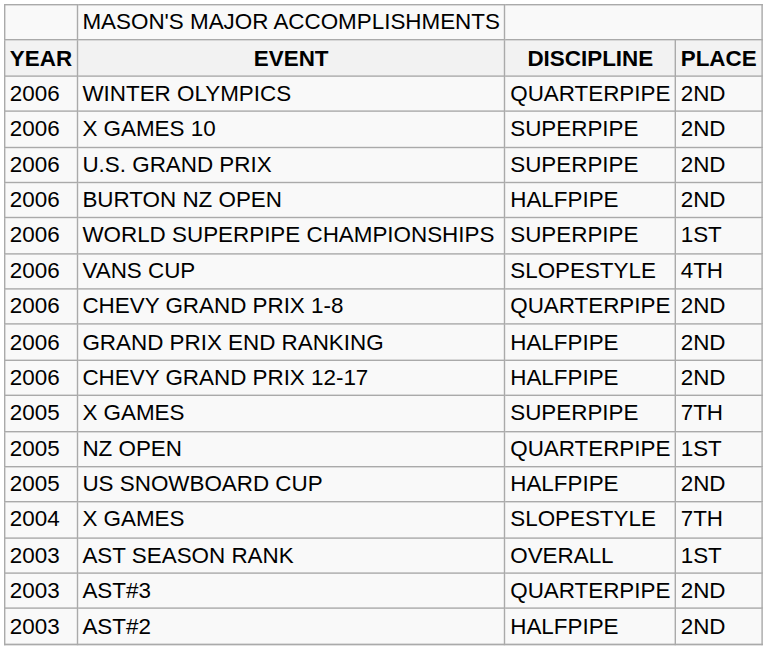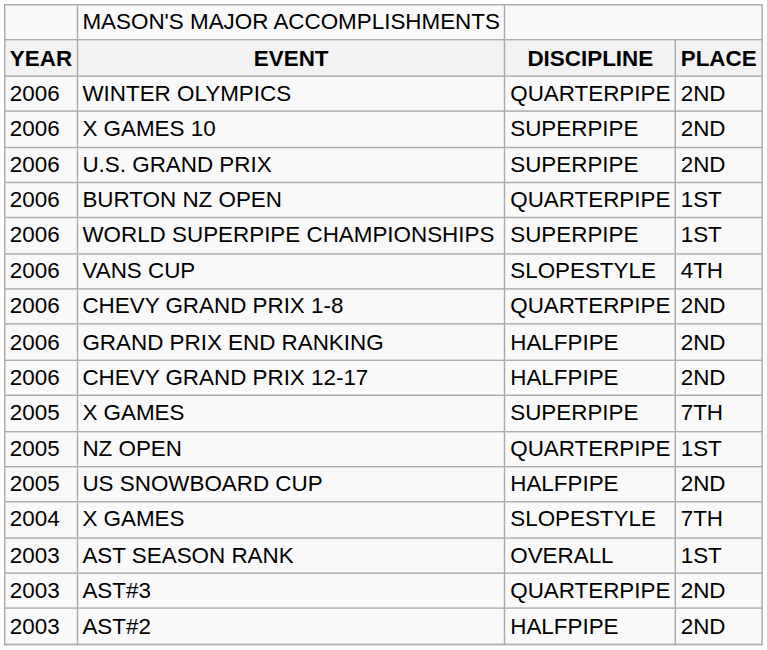(564, 199) HALFPIPE -> (590, 199) QUARTERPIPE
(703, 199) 2ND -> (701, 199) 1ST
